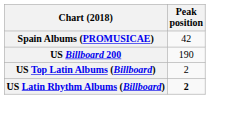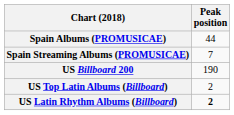(186, 39) 42 -> (211, 39) 44
+ row: (98, 54)
